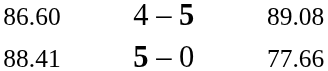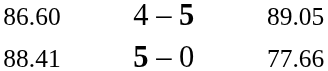(296, 17) 89.08 -> (296, 17) 89.05
